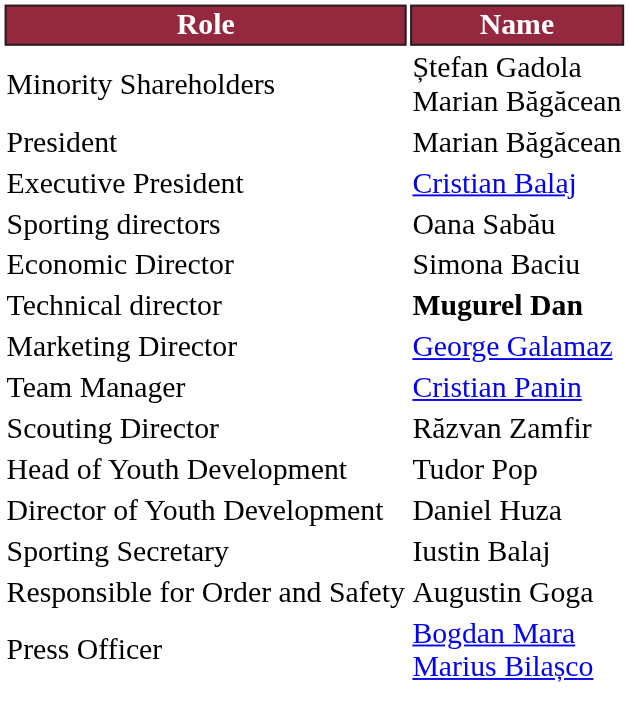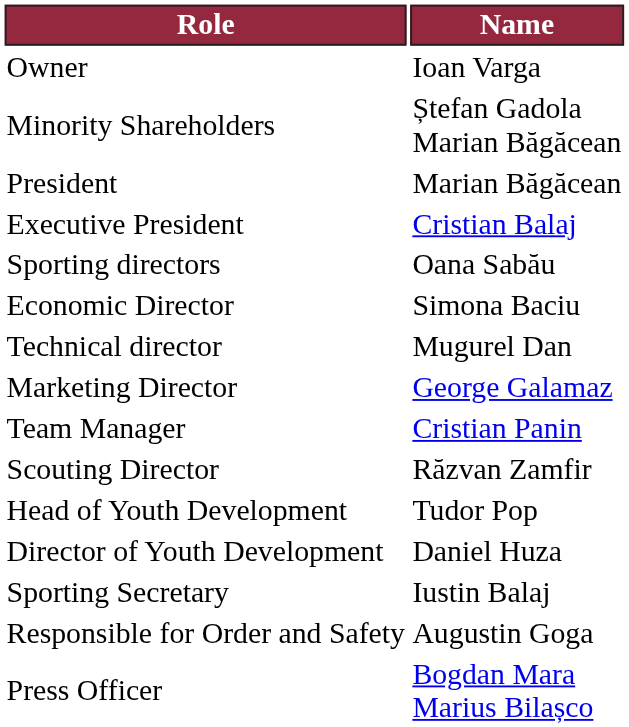+ row: (47, 67)
(498, 305) bold -> (492, 346) normal
